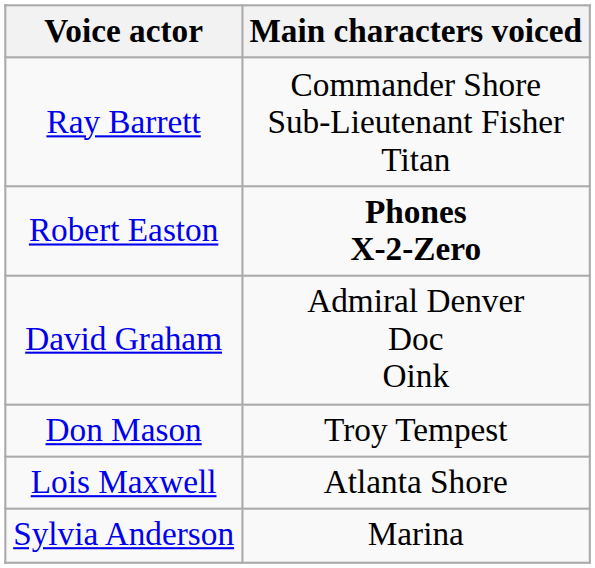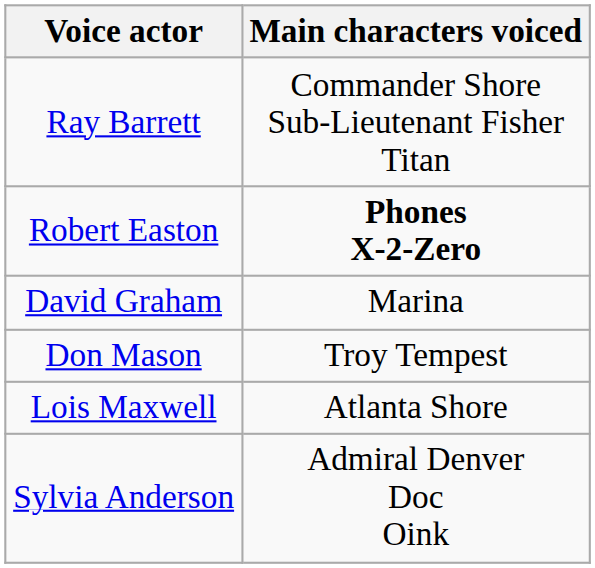(416, 339) Admiral Denver Doc Oink -> (416, 301) Marina
(416, 535) Marina -> (416, 497) Admiral Denver Doc Oink
